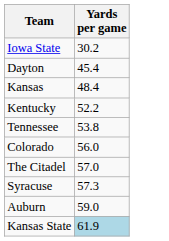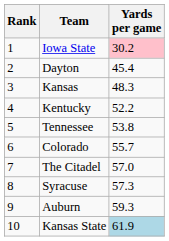+ column: (22, 21)
(88, 48) no background -> (123, 48) pink background
(88, 87) 48.4 -> (123, 87) 48.3
(88, 147) 56.0 -> (123, 147) 55.7
(88, 206) 59.0 -> (123, 206) 59.3
